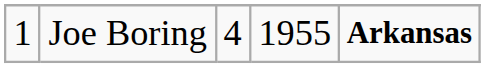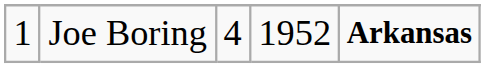(295, 33) 1955 -> (295, 33) 1952
